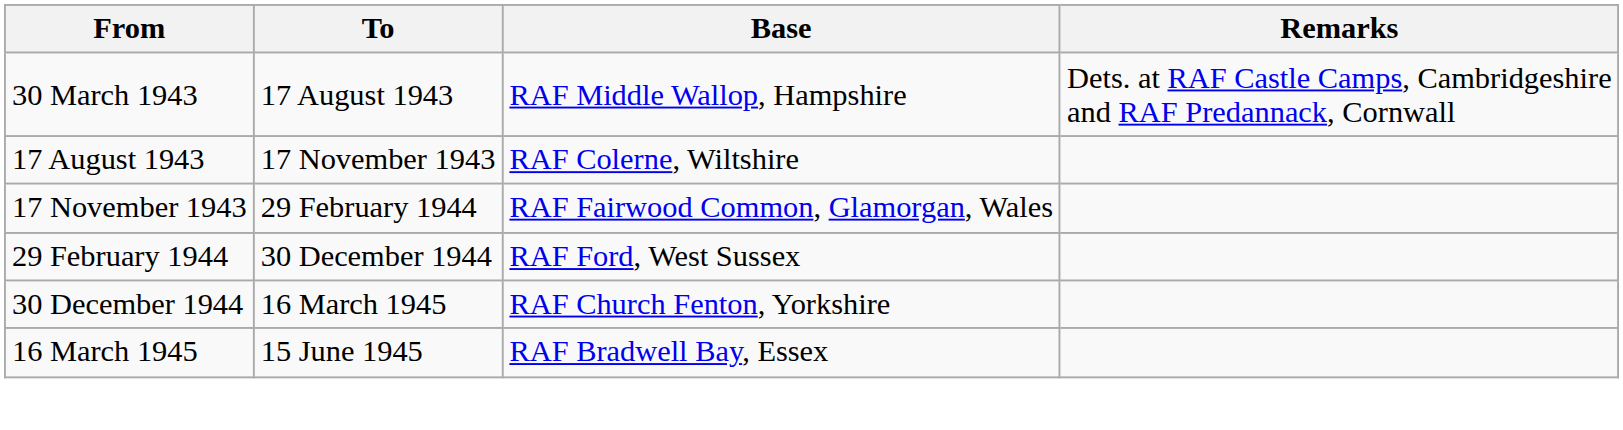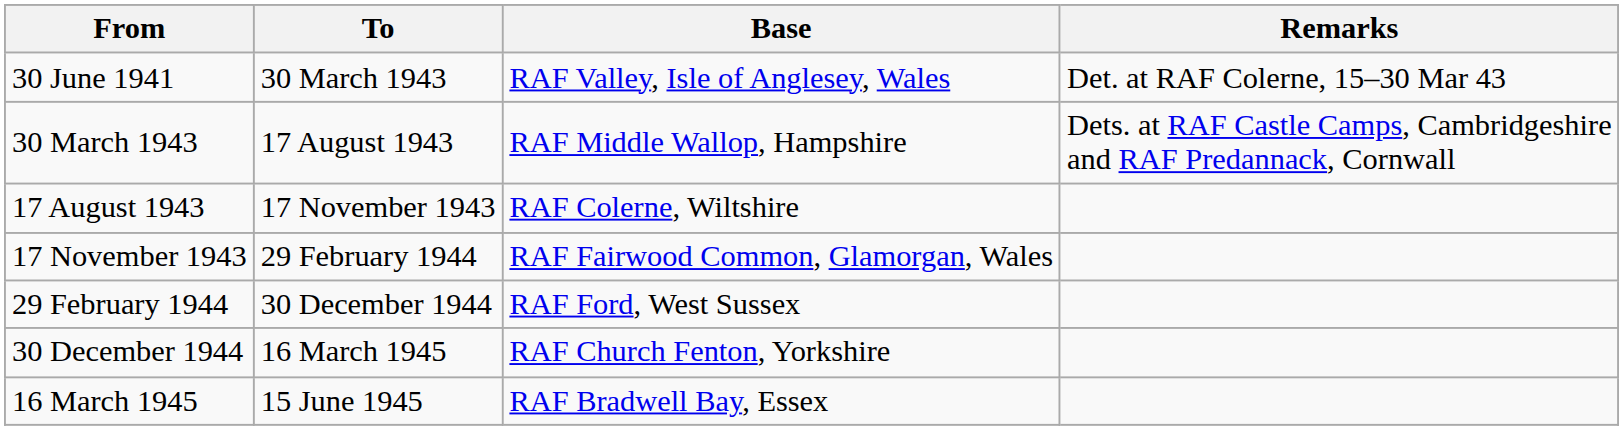+ row: (93, 76)
